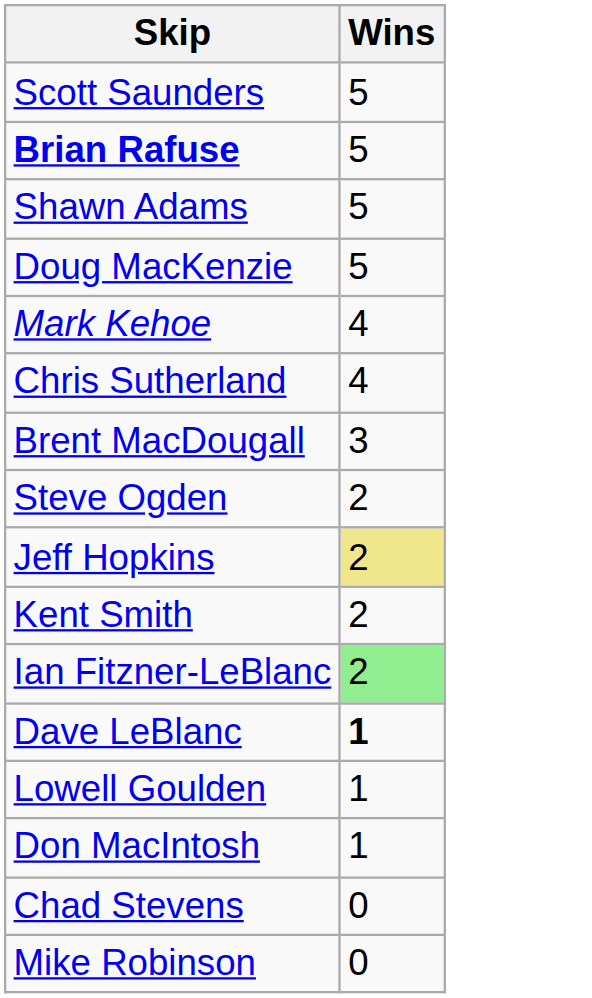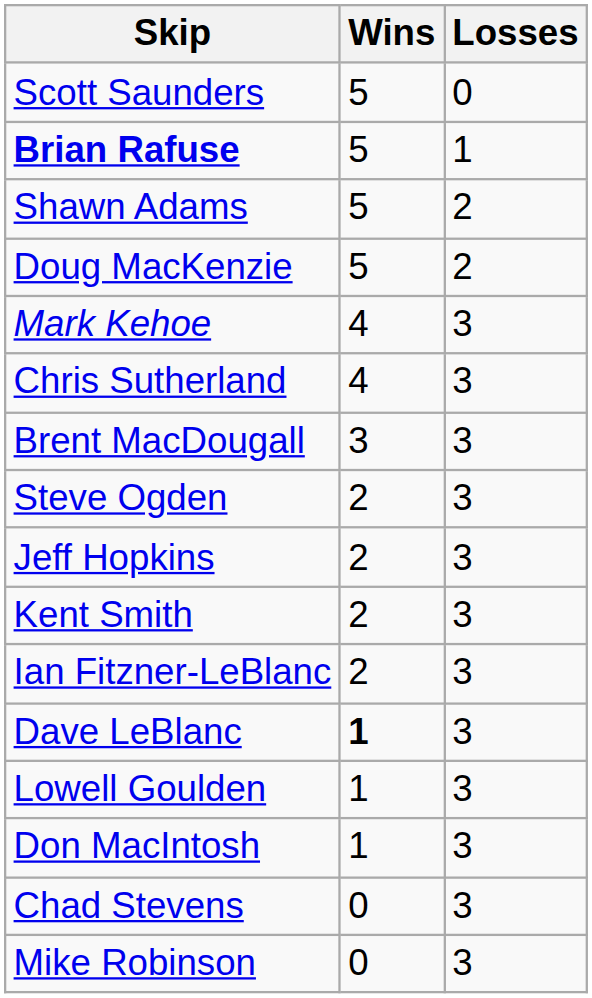+ column: (515, 33)
(358, 556) khaki background -> (358, 556) no background
(358, 672) lightgreen background -> (358, 672) no background
